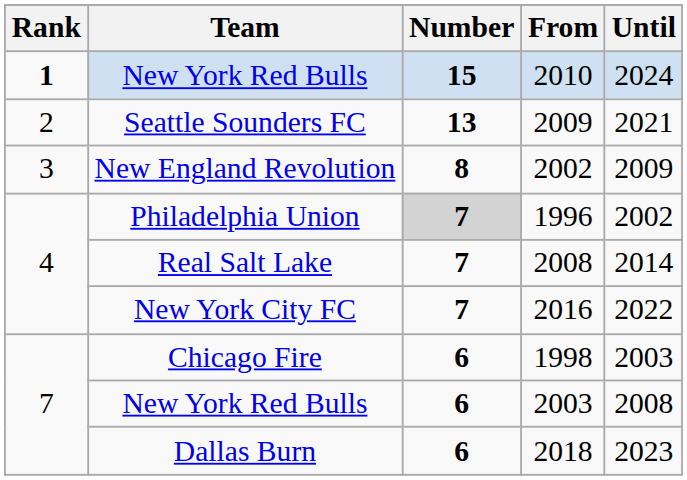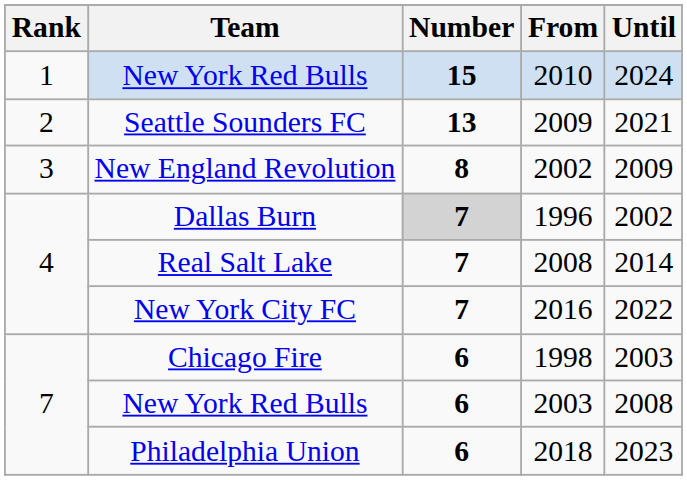(46, 74) bold -> (46, 74) normal
(245, 215) Philadelphia Union -> (245, 215) Dallas Burn
(245, 450) Dallas Burn -> (245, 450) Philadelphia Union
